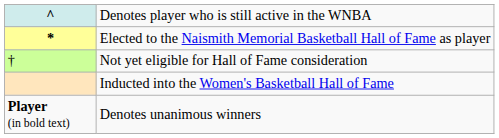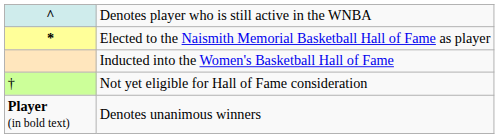rows swapped: (247, 83) <-> (234, 60)
